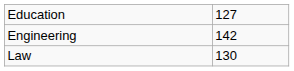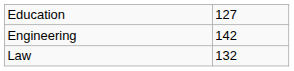(226, 55) 130 -> (226, 55) 132
